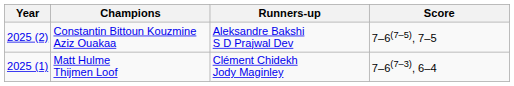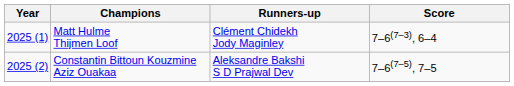rows swapped: (125, 37) <-> (85, 67)
